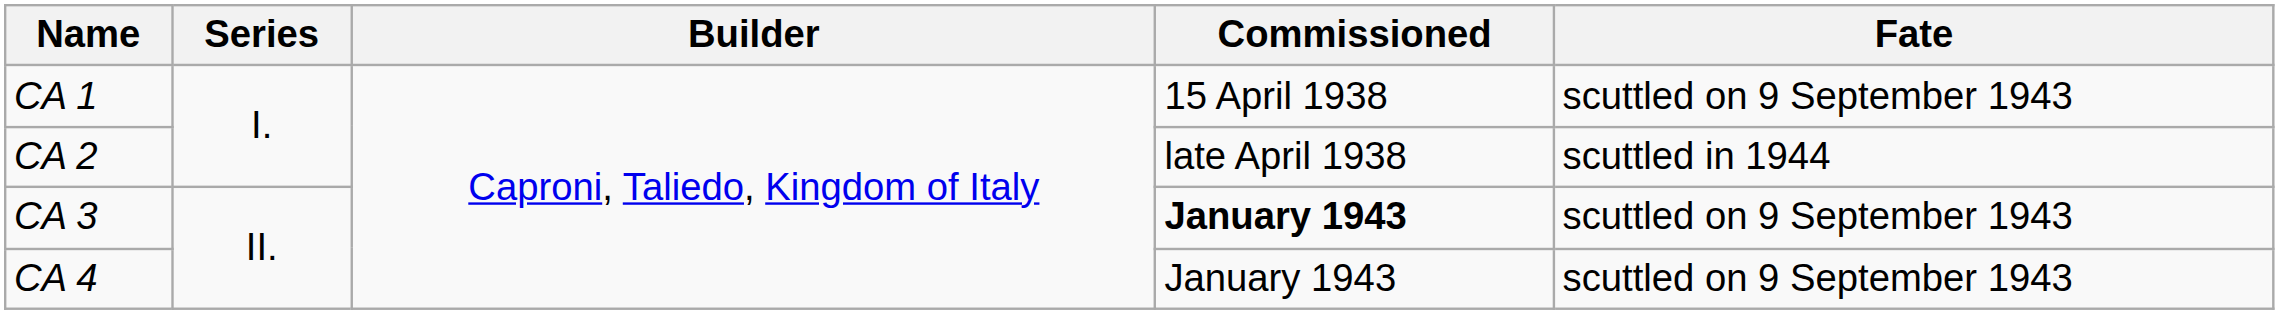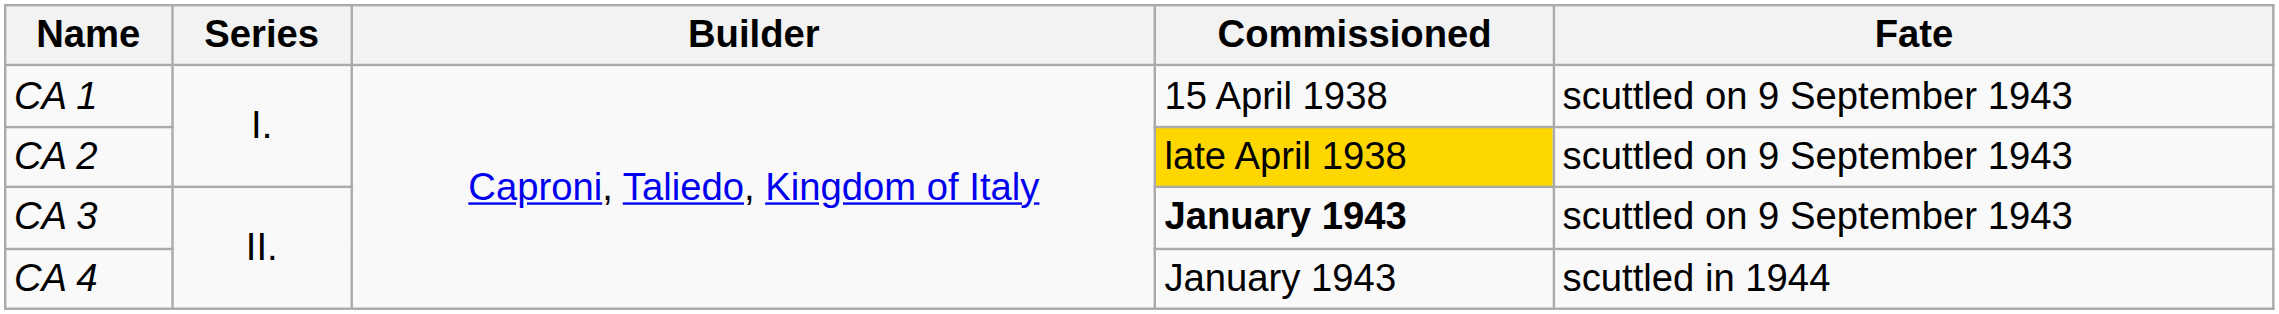(1286, 156) no background -> (1286, 156) gold background
(1696, 156) scuttled in 1944 -> (1818, 156) scuttled on 9 September 1943
(1818, 277) scuttled on 9 September 1943 -> (1696, 277) scuttled in 1944
